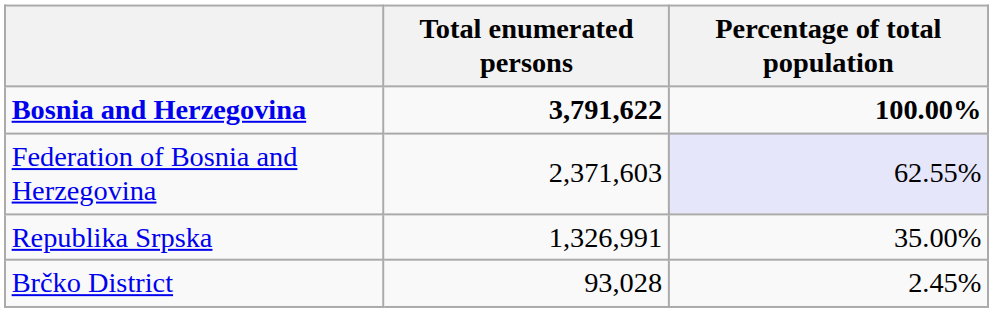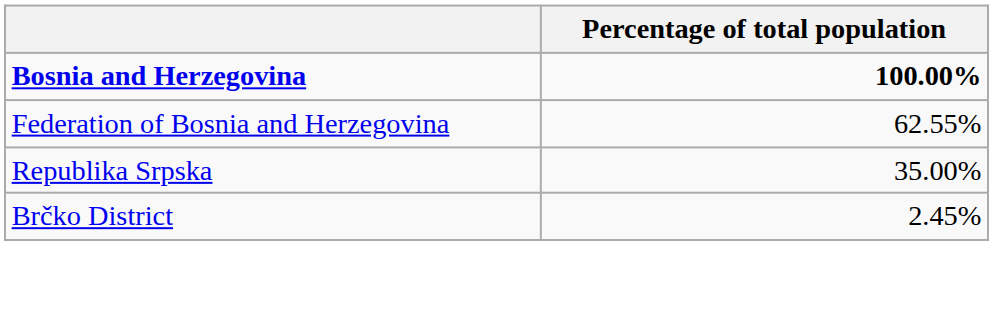- column: (526, 45)
(938, 173) lavender background -> (938, 122) no background
